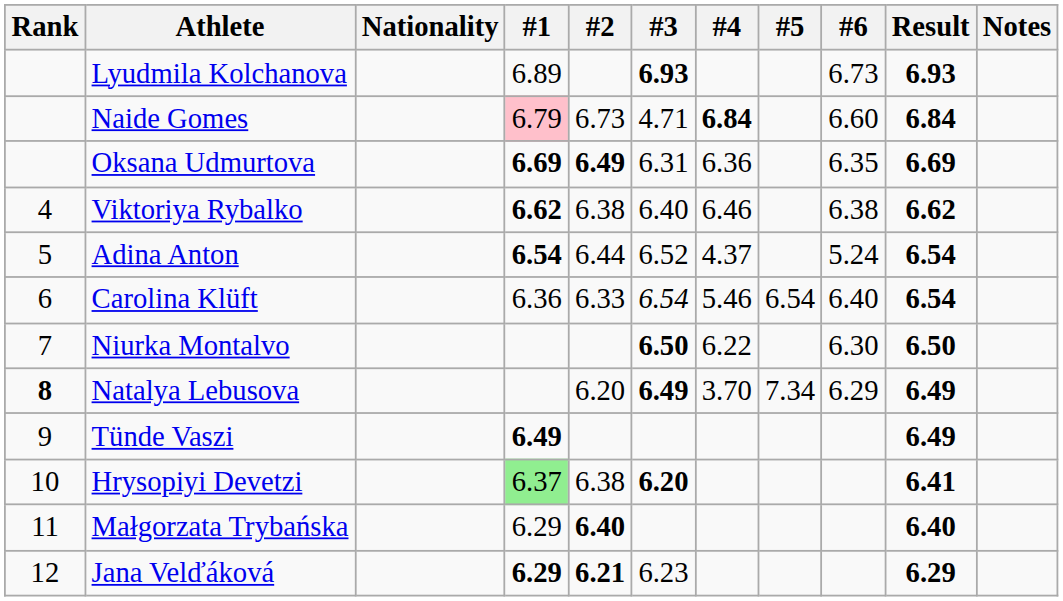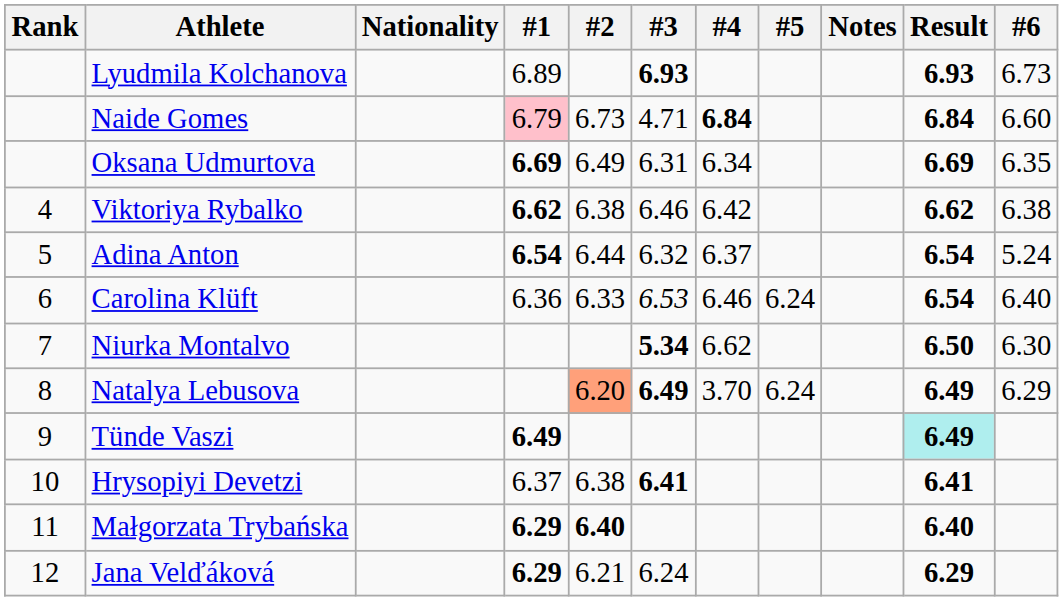columns swapped: (853, 27) <-> (1017, 27)
(600, 163) bold -> (600, 163) normal
(727, 163) 6.36 -> (727, 163) 6.34
(663, 208) 6.40 -> (663, 208) 6.46
(727, 208) 6.46 -> (727, 208) 6.42
(663, 254) 6.52 -> (663, 254) 6.32
(727, 254) 4.37 -> (727, 254) 6.37
(663, 299) 6.54 -> (663, 299) 6.53
(727, 299) 5.46 -> (727, 299) 6.46
(790, 299) 6.54 -> (790, 299) 6.24
(663, 345) 6.50 -> (663, 345) 5.34
(727, 345) 6.22 -> (727, 345) 6.62
(45, 390) bold -> (45, 390) normal
(600, 390) no background -> (600, 390) lightsalmon background
(790, 390) 7.34 -> (790, 390) 6.24
(931, 436) no background -> (949, 436) paleturquoise background
(537, 481) lightgreen background -> (537, 481) no background
(663, 481) 6.20 -> (663, 481) 6.41
(537, 526) normal -> (537, 526) bold
(600, 572) bold -> (600, 572) normal
(663, 572) 6.23 -> (663, 572) 6.24
